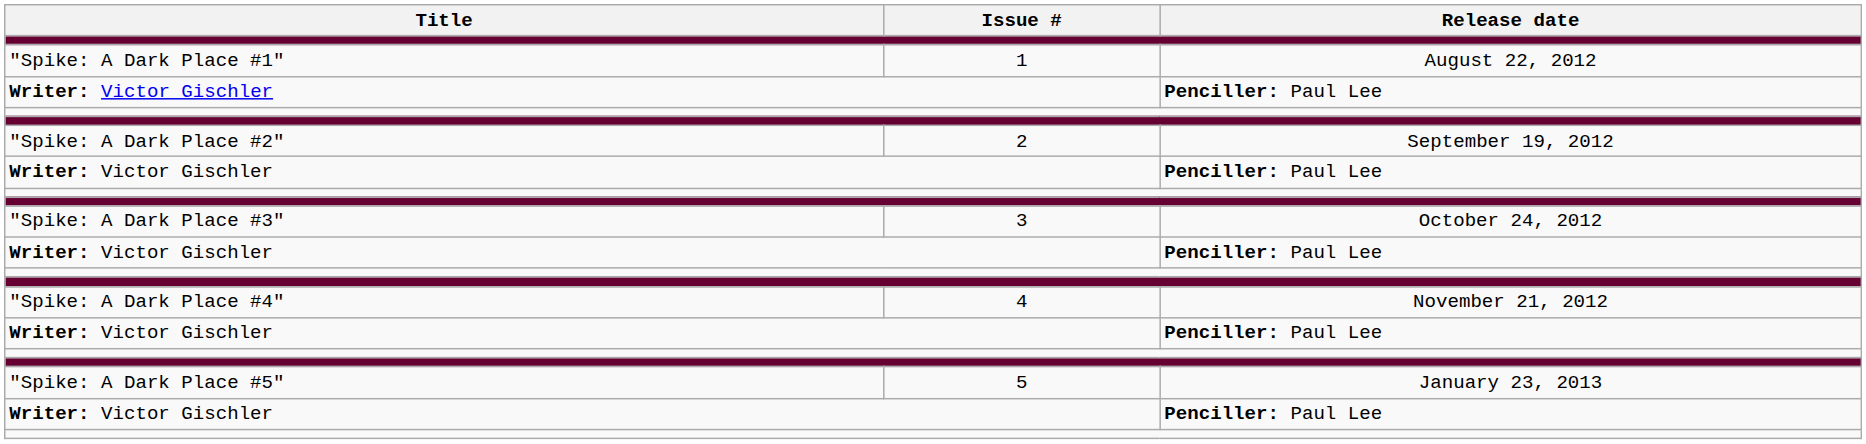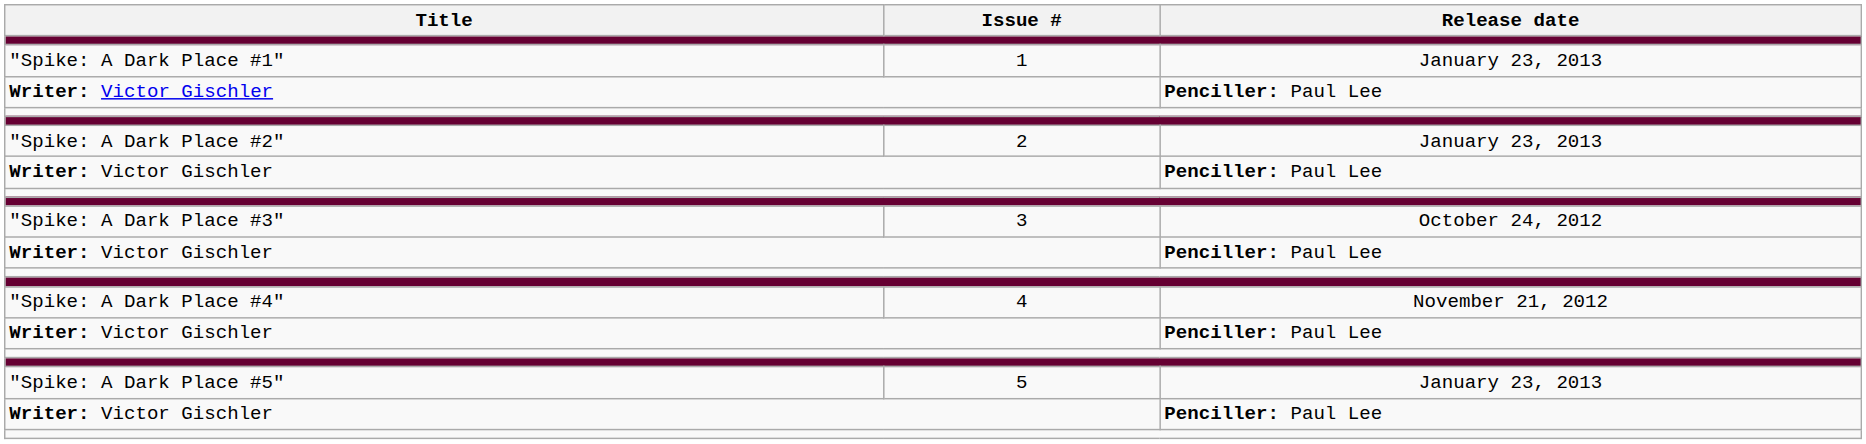(1511, 61) August 22, 2012 -> (1511, 61) January 23, 2013
(1511, 141) September 19, 2012 -> (1511, 141) January 23, 2013
